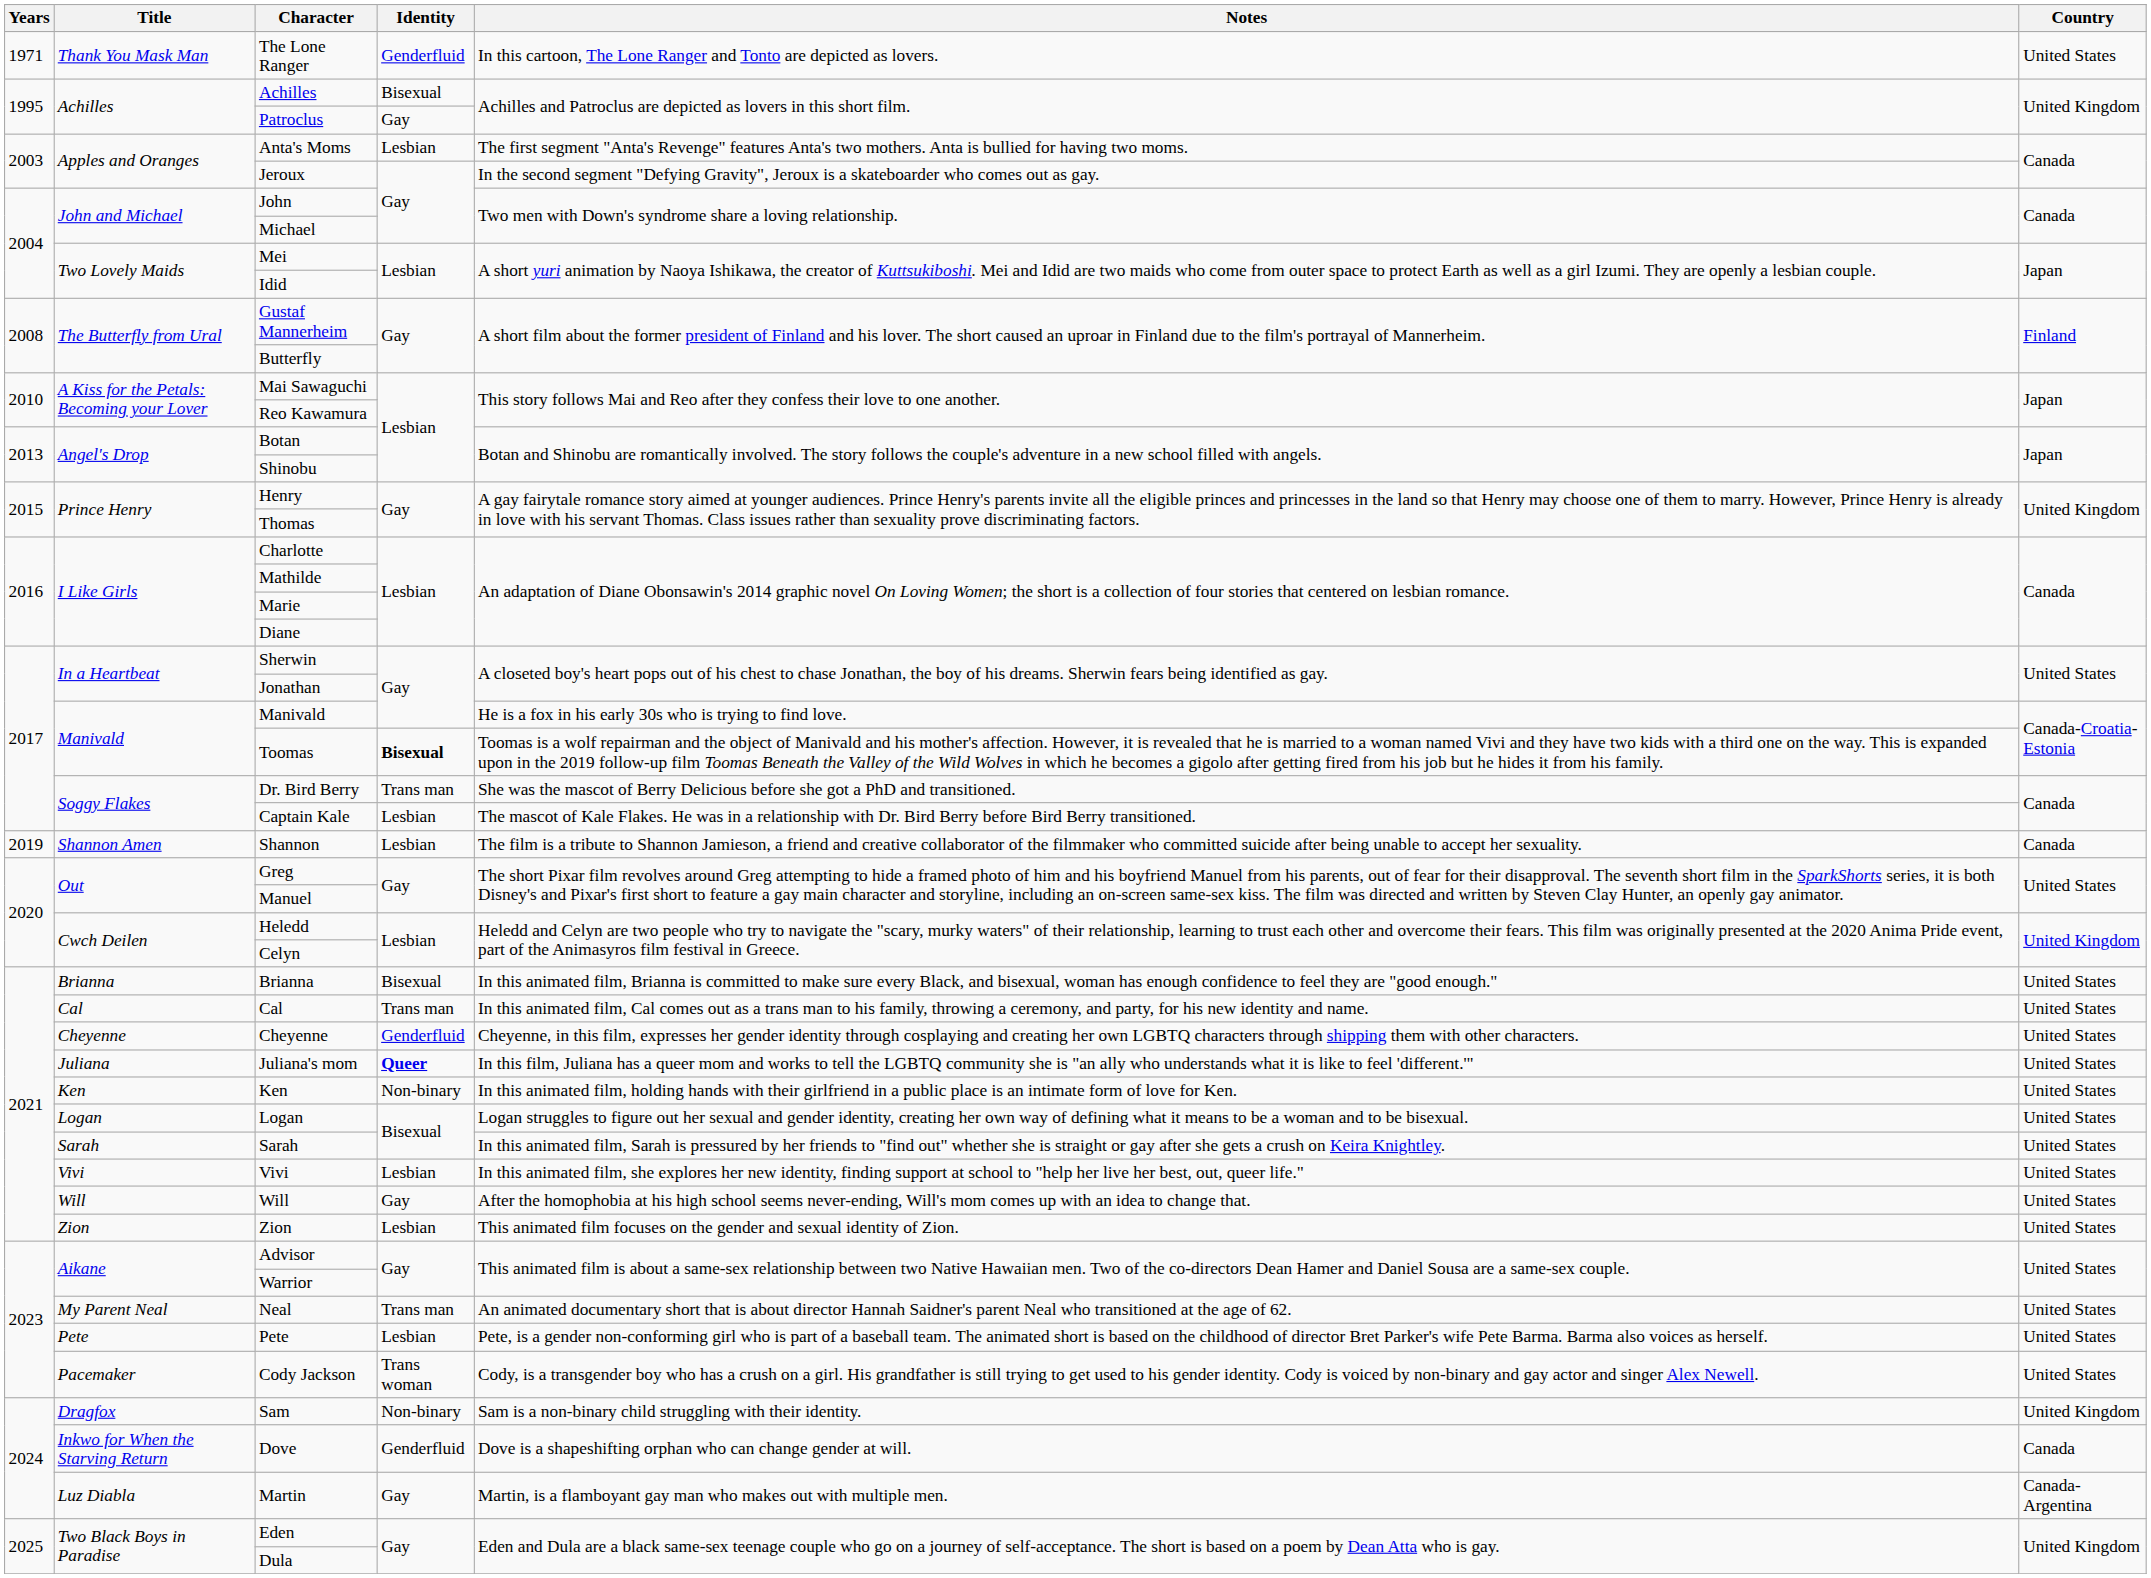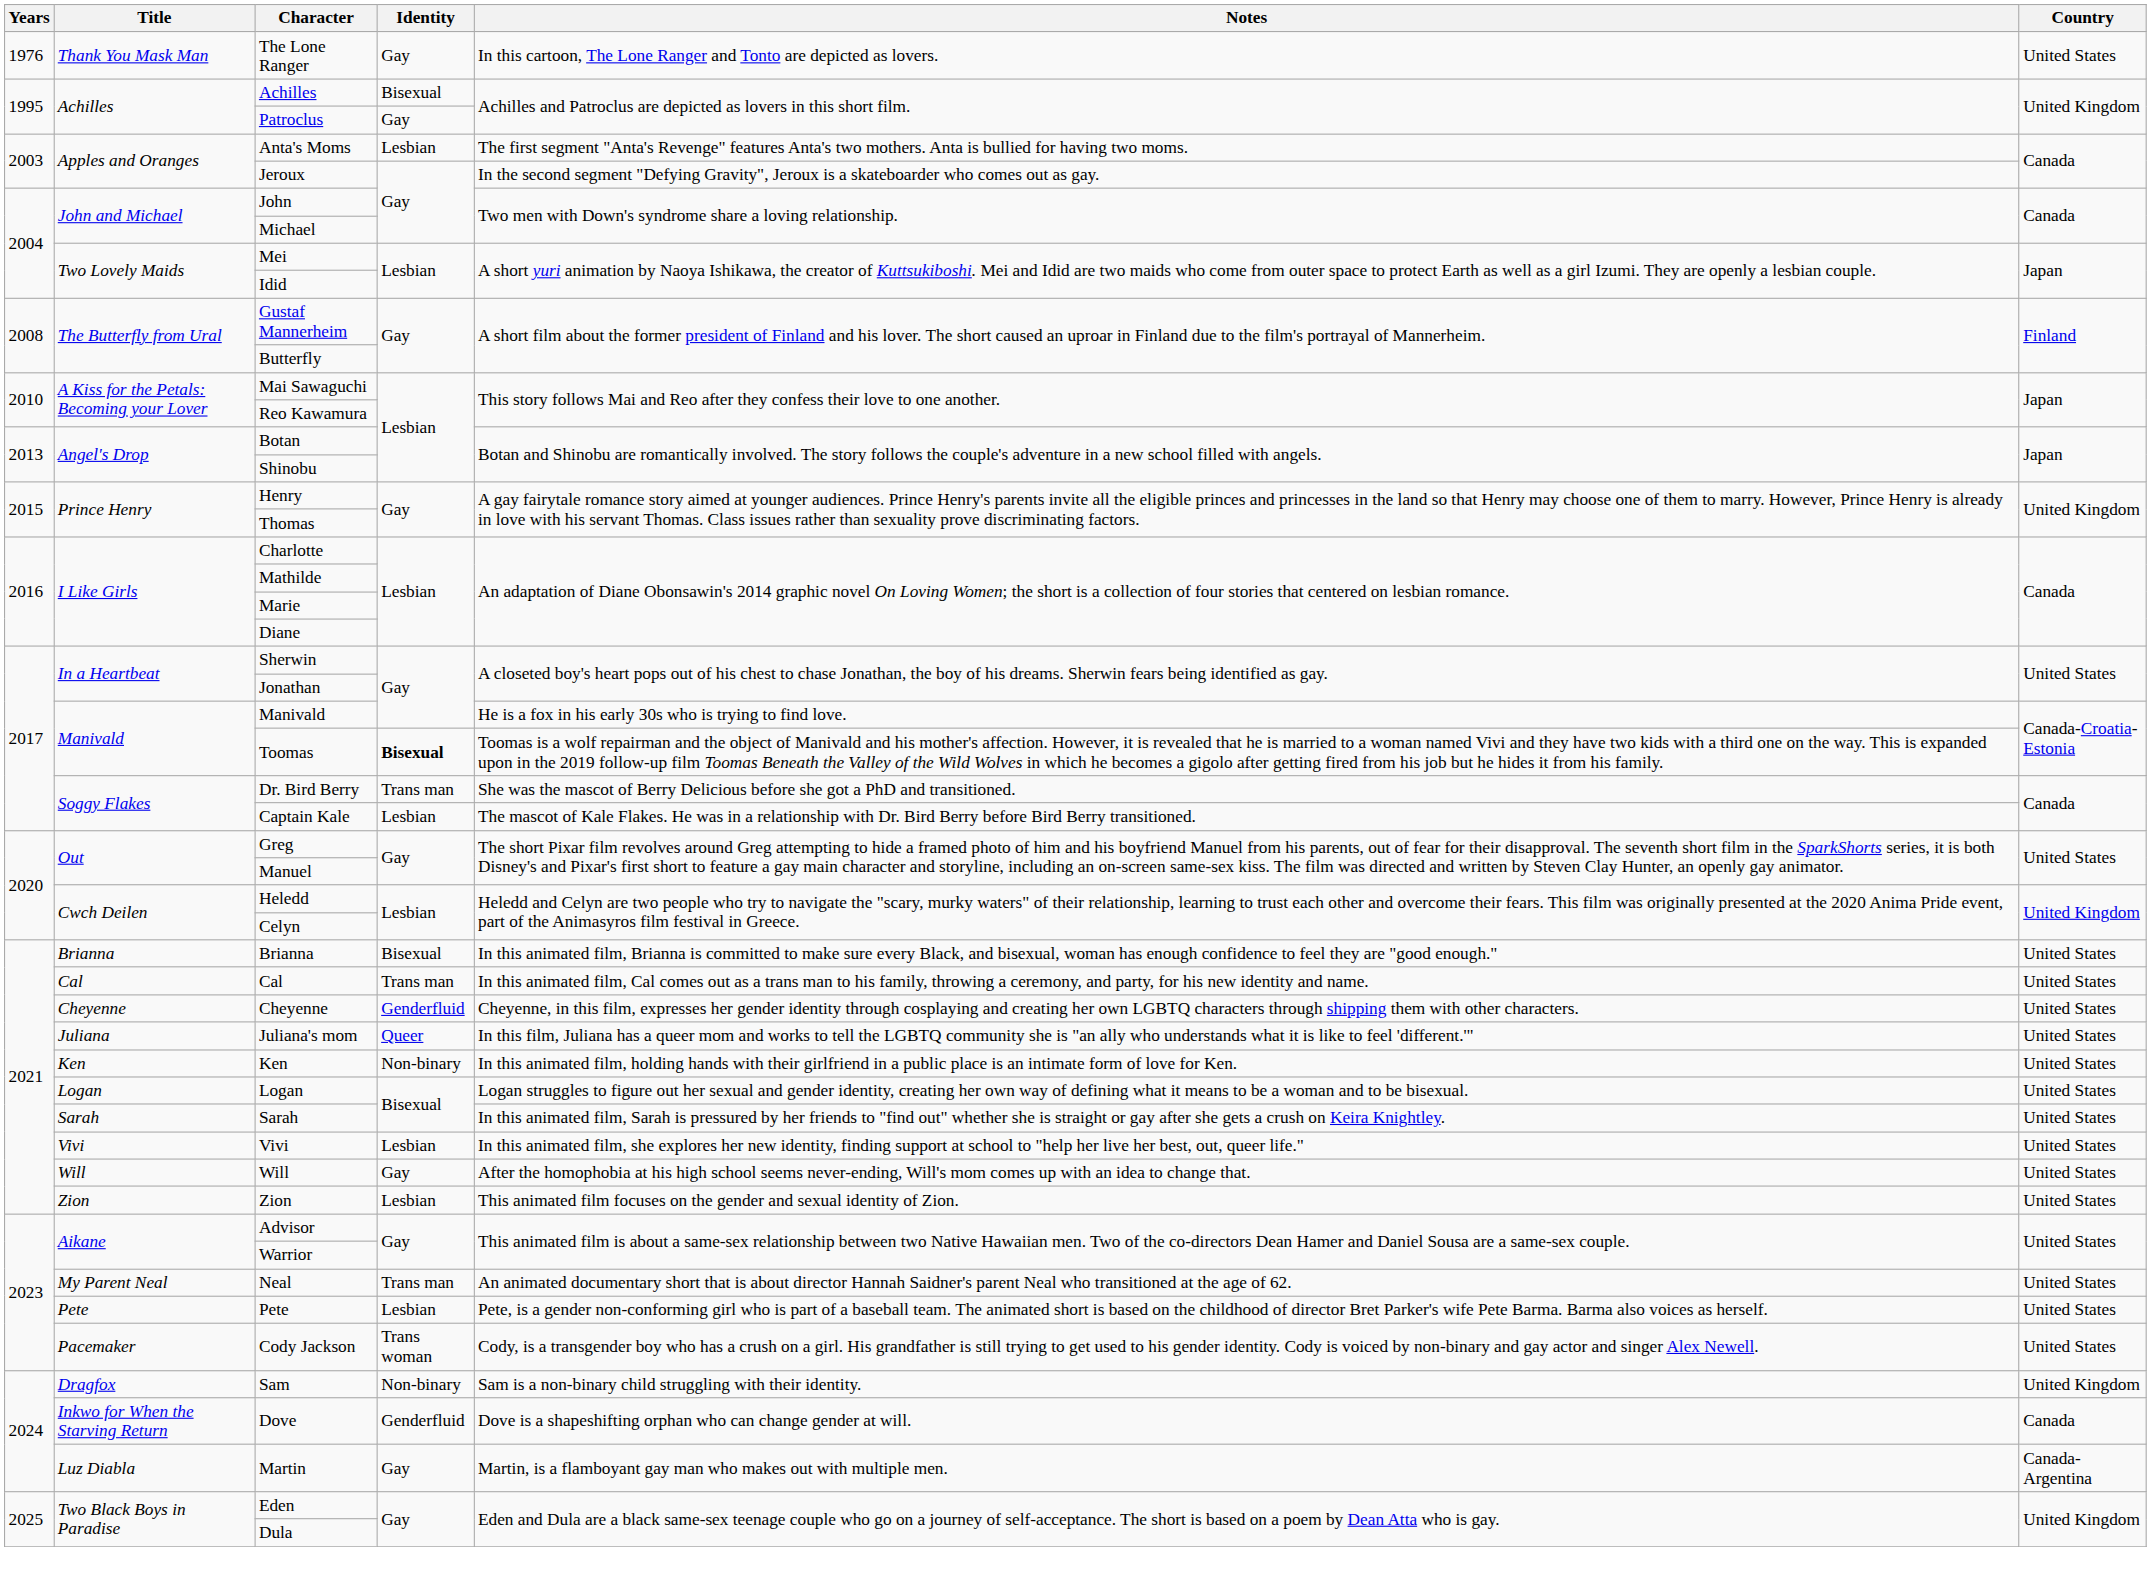(26, 55) 1971 -> (26, 55) 1976
(423, 55) Genderfluid -> (396, 55) Gay
- row: (289, 843)
(404, 1063) bold -> (402, 1035) normal
